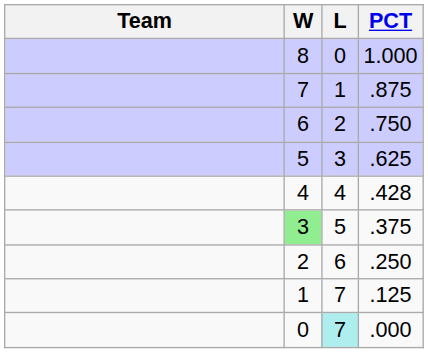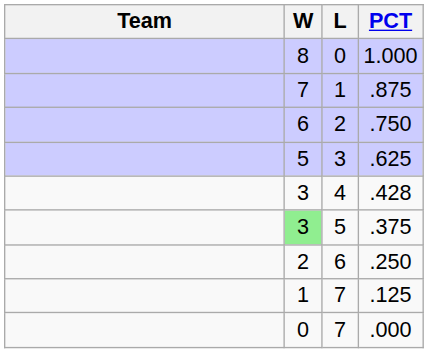(303, 192) 4 -> (303, 192) 3
(340, 329) paleturquoise background -> (340, 329) no background
